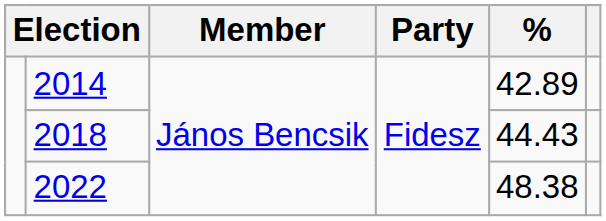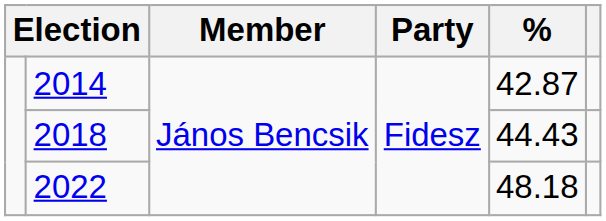(537, 82) 42.89 -> (537, 82) 42.87
(537, 187) 48.38 -> (537, 187) 48.18
